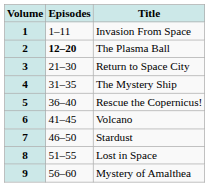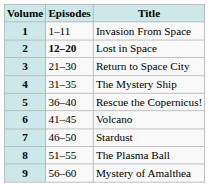(133, 48) The Plasma Ball -> (126, 48) Lost in Space
(126, 155) Lost in Space -> (133, 155) The Plasma Ball
